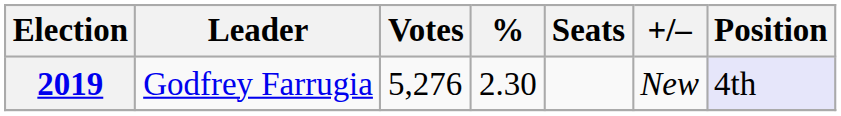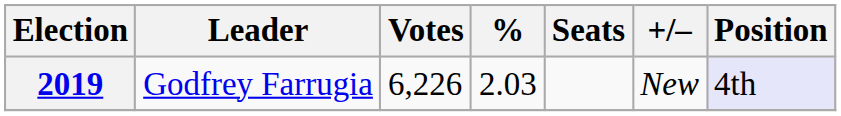(425, 82) 5,276 -> (425, 82) 6,226
(508, 82) 2.30 -> (508, 82) 2.03
